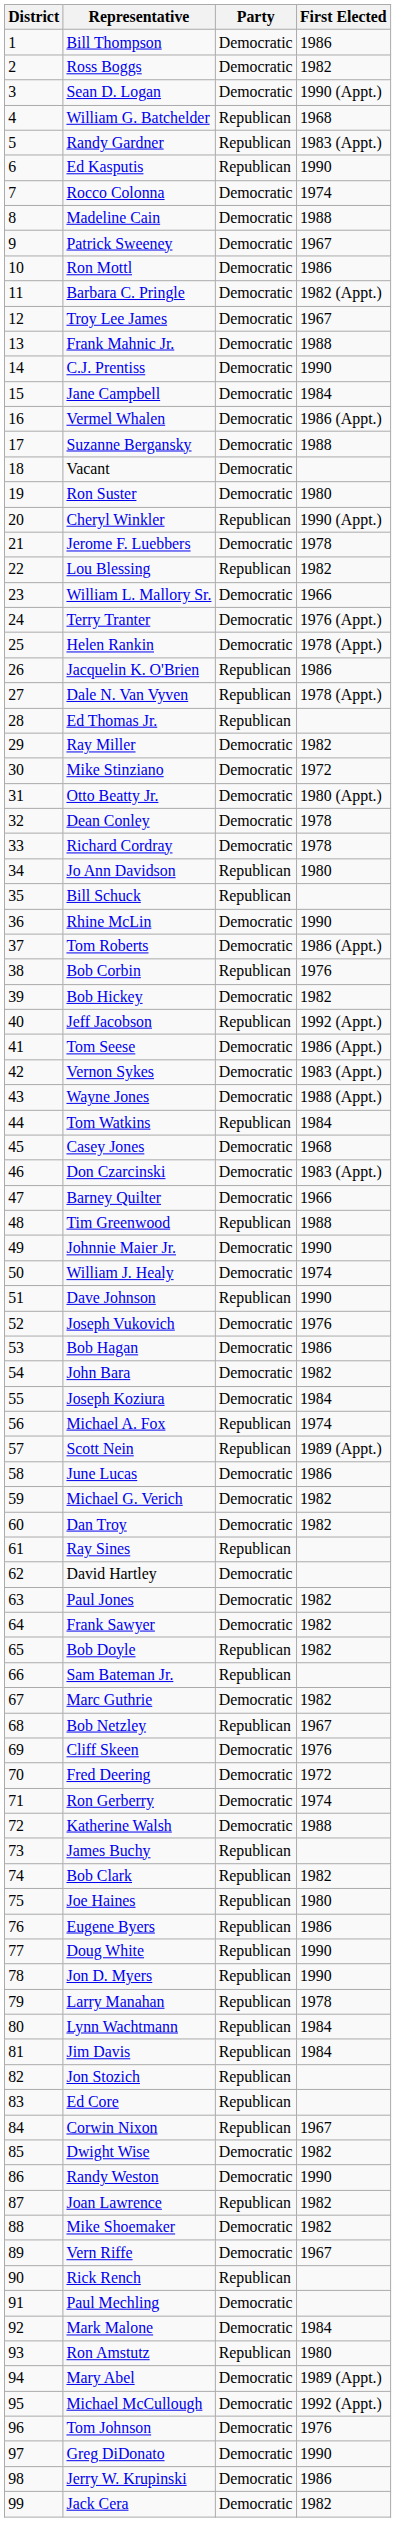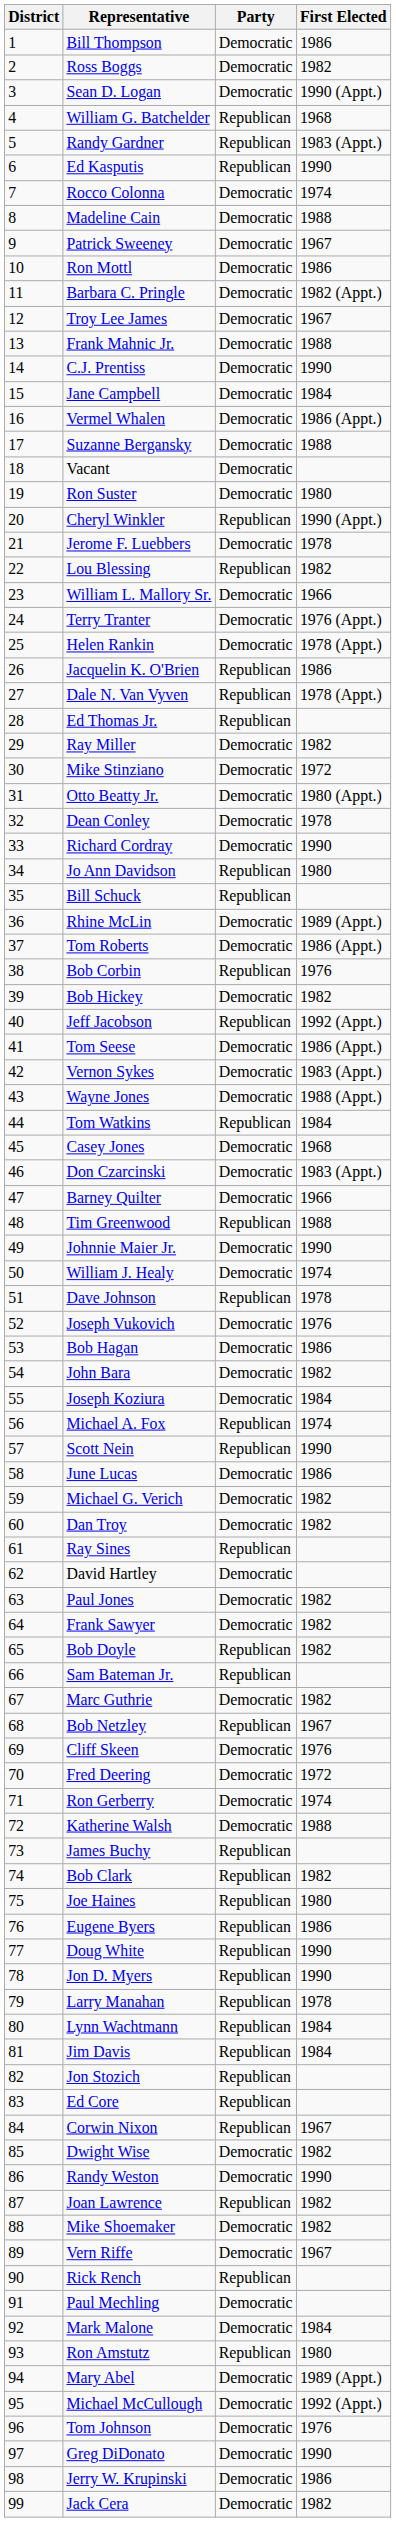(316, 846) 1978 -> (316, 846) 1990
(316, 921) 1990 -> (341, 921) 1989 (Appt.)
(316, 1298) 1990 -> (316, 1298) 1978
(341, 1448) 1989 (Appt.) -> (316, 1448) 1990
